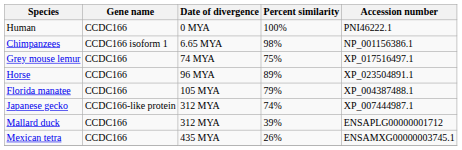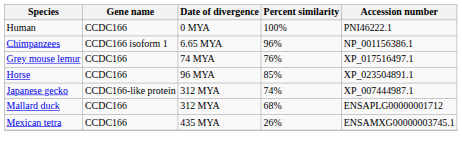(273, 43) 98% -> (273, 43) 96%
(273, 59) 75% -> (273, 59) 76%
(273, 75) 89% -> (273, 75) 85%
- row: (39, 91)
(273, 122) 39% -> (273, 106) 68%
